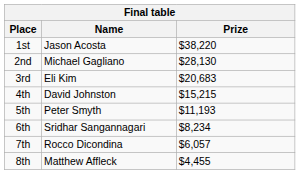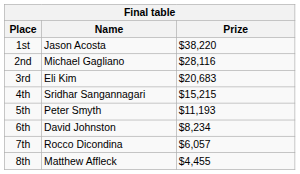(198, 62) $28,130 -> (197, 62) $28,116
(80, 95) David Johnston -> (95, 95) Sridhar Sangannagari
(95, 128) Sridhar Sangannagari -> (80, 128) David Johnston
